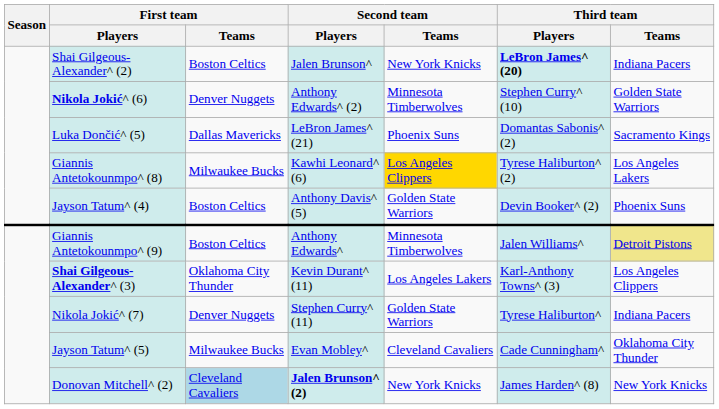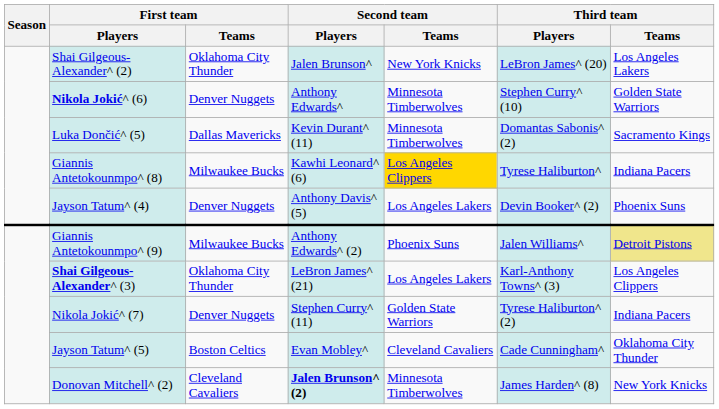(227, 63) Boston Celtics -> (229, 63) Oklahoma City Thunder
(544, 63) bold -> (553, 63) normal
(652, 63) Indiana Pacers -> (646, 63) Los Angeles Lakers
(326, 99) Anthony Edwards^ (2) -> (317, 99) Anthony Edwards^
(332, 135) LeBron James^ (21) -> (330, 135) Kevin Durant^ (11)
(423, 135) Phoenix Suns -> (425, 135) Minnesota Timberwolves
(551, 170) Tyrese Haliburton^ (2) -> (551, 170) Tyrese Haliburton^
(646, 170) Los Angeles Lakers -> (652, 170) Indiana Pacers
(227, 206) Boston Celtics -> (232, 206) Denver Nuggets
(421, 206) Golden State Warriors -> (439, 206) Los Angeles Lakers
(227, 243) Boston Celtics -> (236, 243) Milwaukee Bucks
(317, 243) Anthony Edwards^ -> (326, 243) Anthony Edwards^ (2)
(425, 243) Minnesota Timberwolves -> (423, 243) Phoenix Suns
(330, 278) Kevin Durant^ (11) -> (332, 278) LeBron James^ (21)
(551, 314) Tyrese Haliburton^ -> (551, 314) Tyrese Haliburton^ (2)
(236, 350) Milwaukee Bucks -> (227, 350) Boston Celtics
(215, 385) lightblue background -> (215, 385) no background
(434, 385) New York Knicks -> (425, 385) Minnesota Timberwolves
